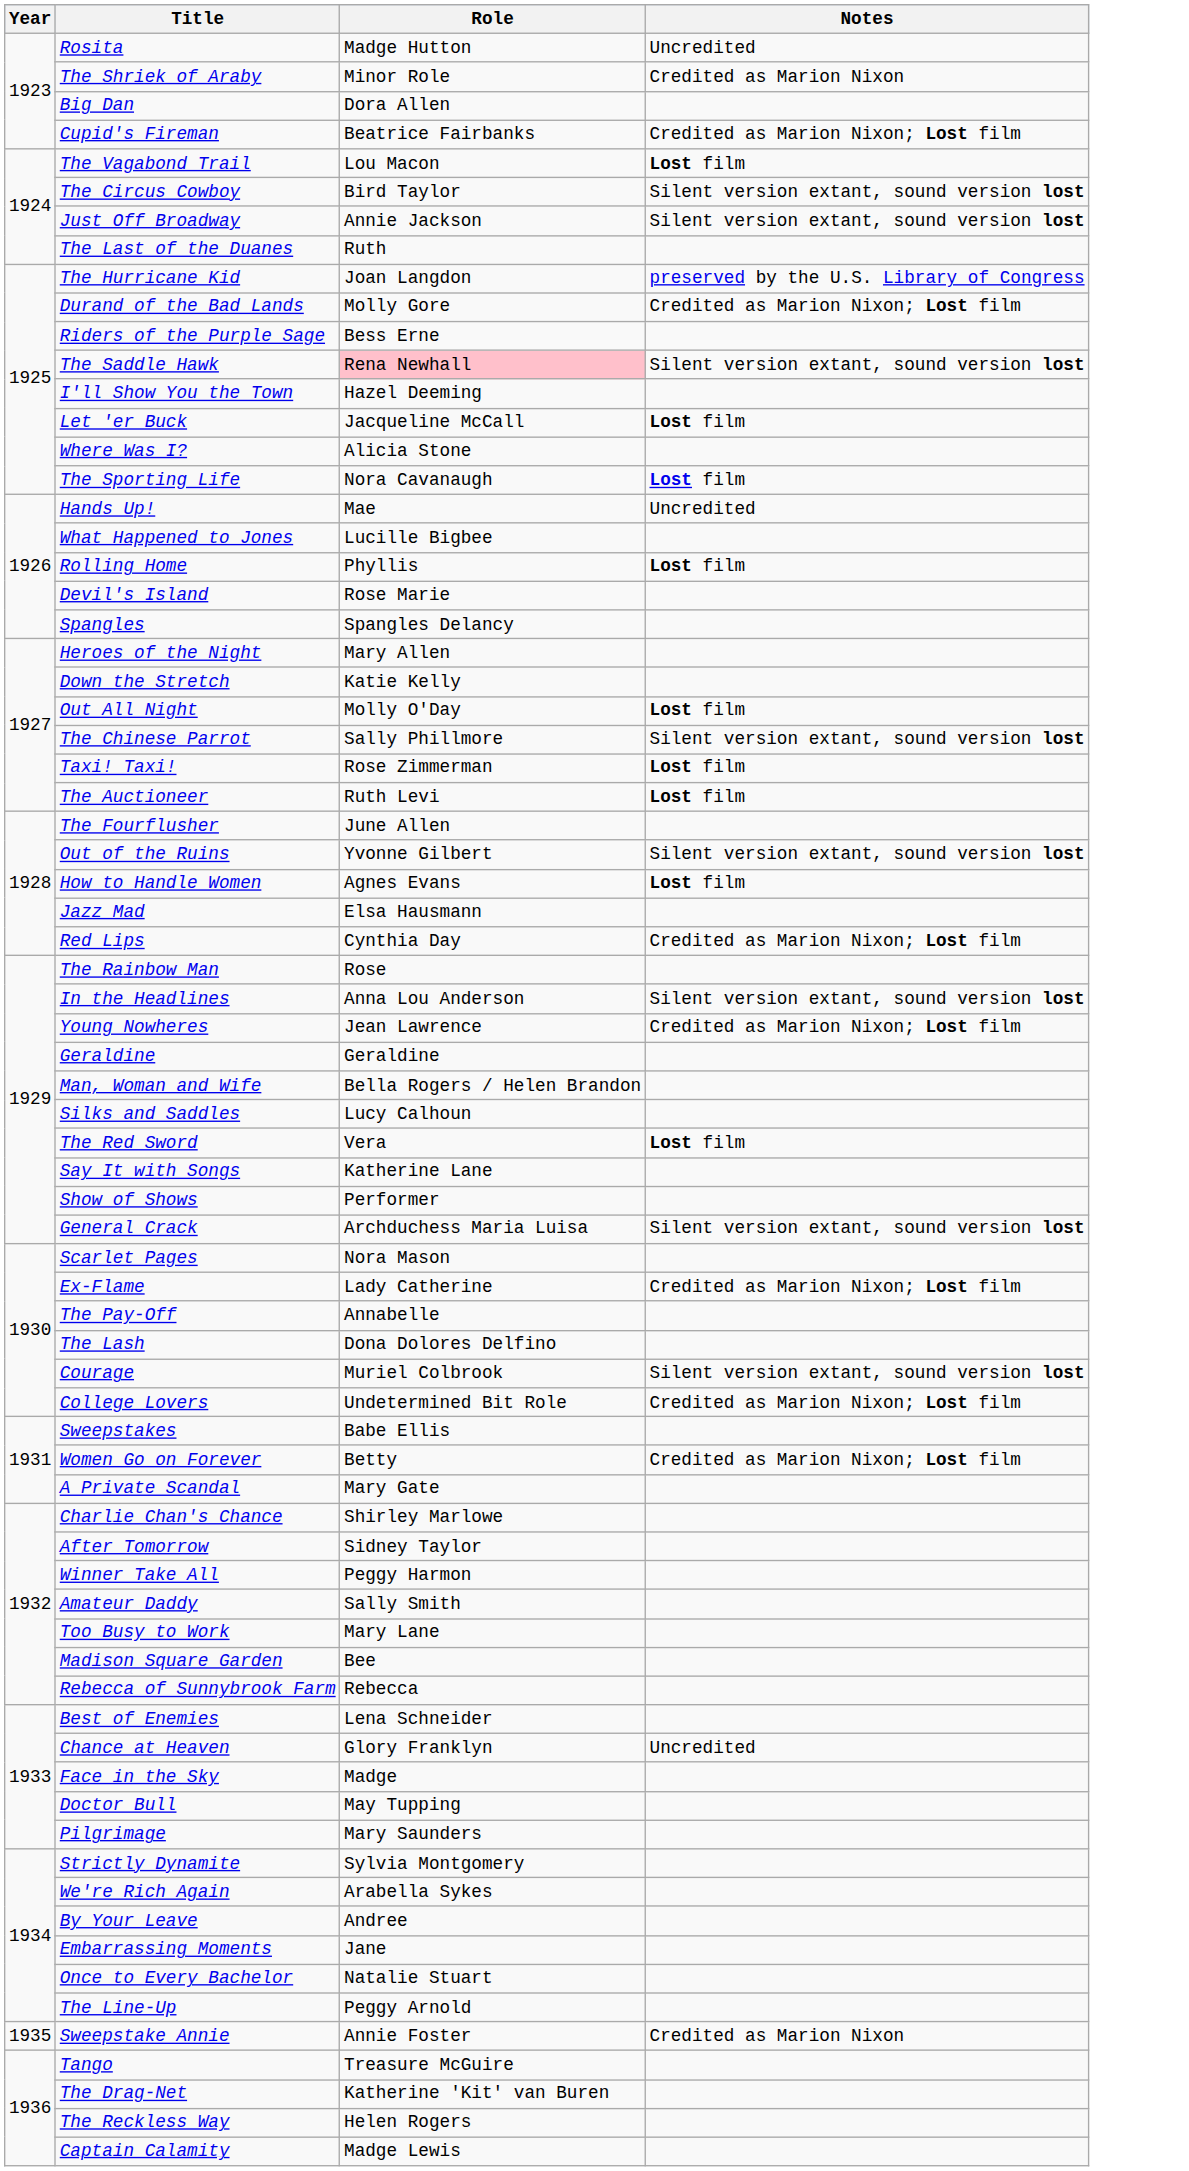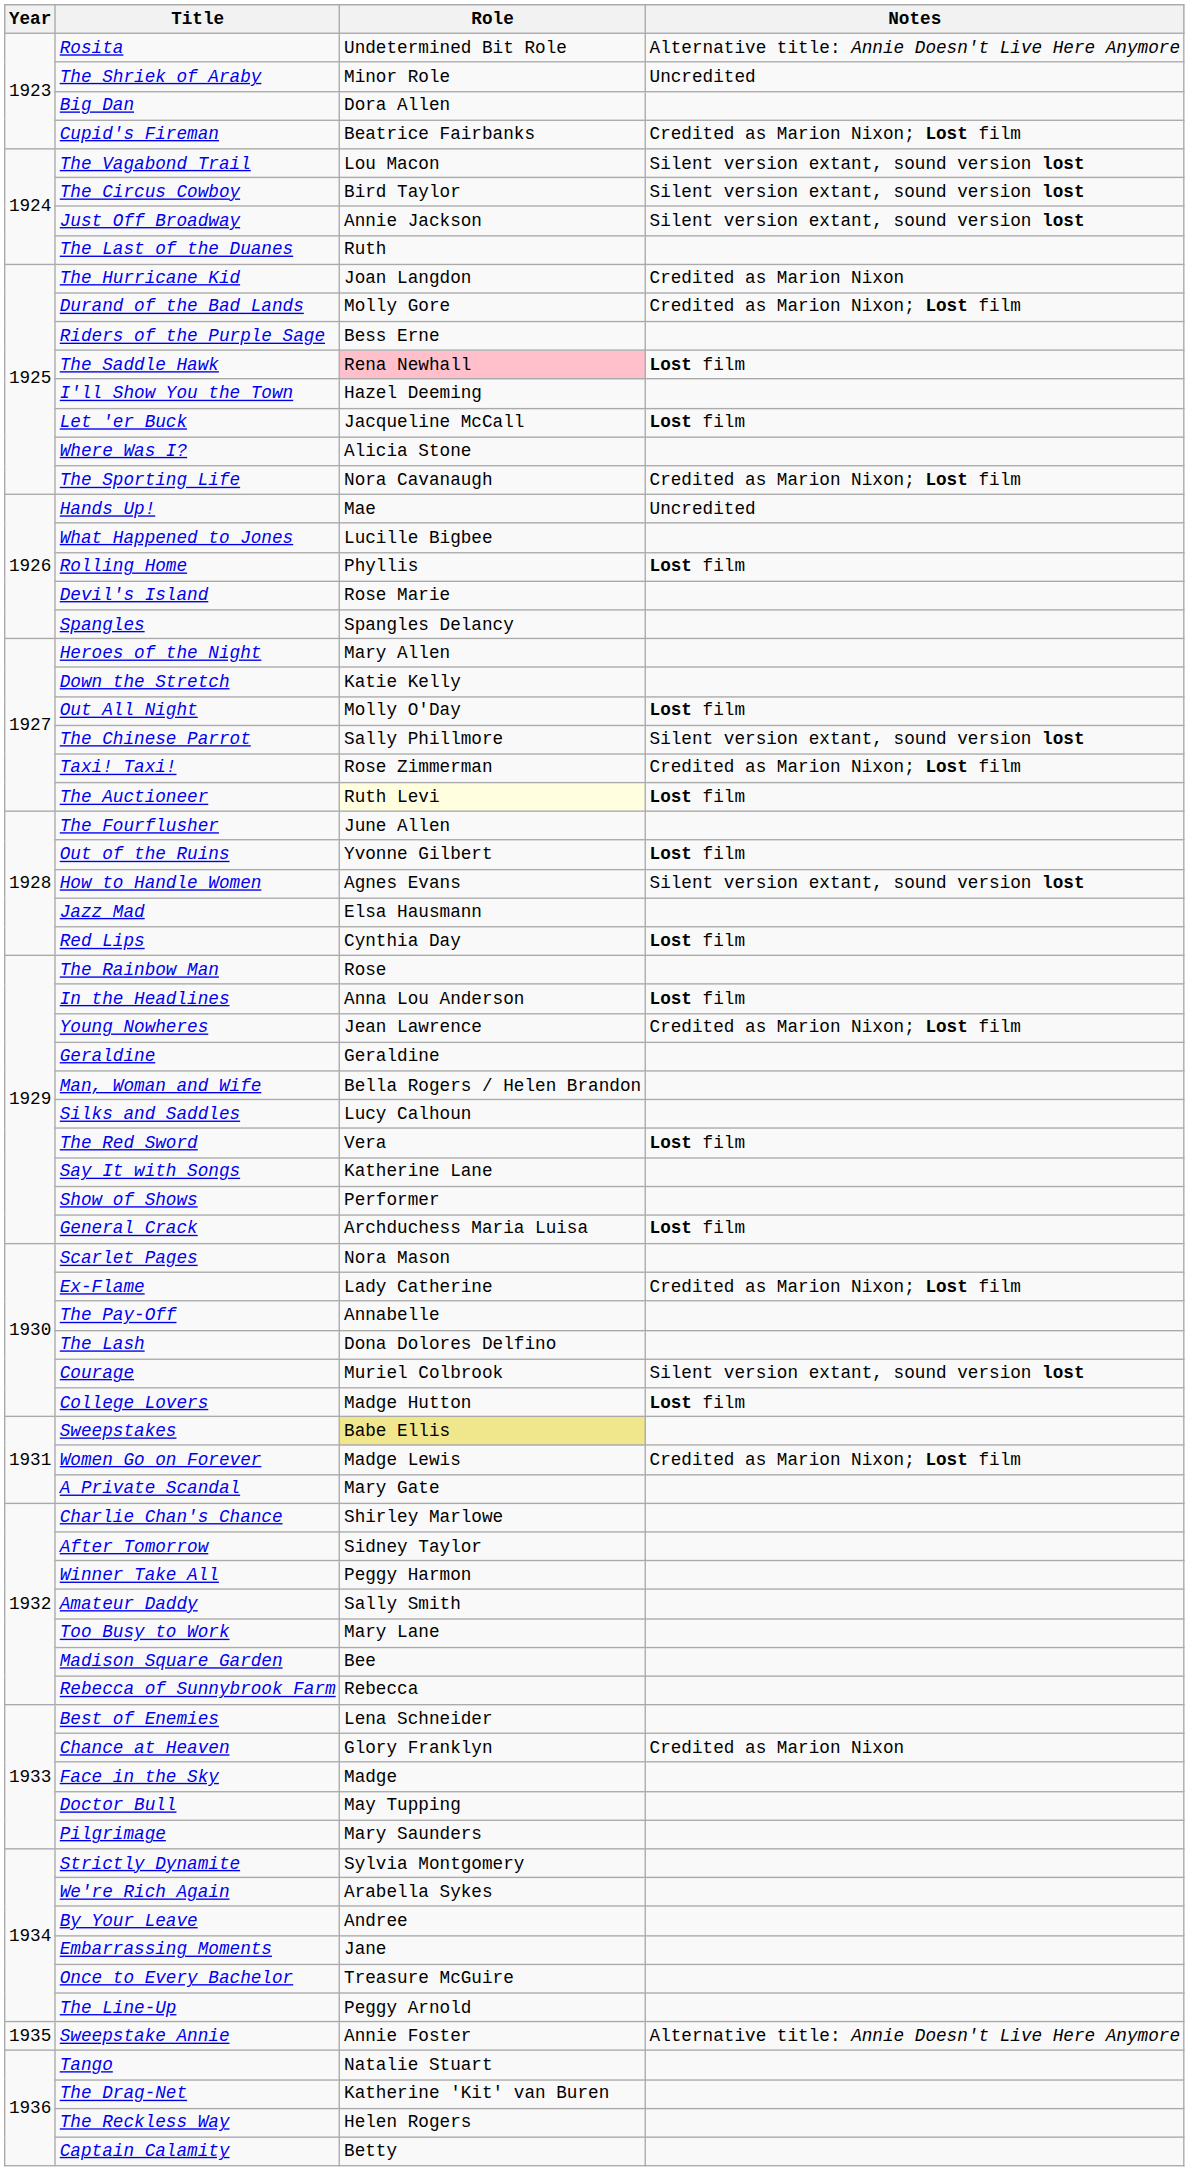(408, 48) Madge Hutton -> (455, 48) Undetermined Bit Role
(703, 48) Uncredited -> (915, 48) Alternative title: Annie Doesn't Live Here Anymore
(777, 77) Credited as Marion Nixon -> (703, 77) Uncredited
(697, 163) Lost film -> (867, 163) Silent version extant, sound version lost
(867, 278) preserved by the U.S. Library of Congress -> (777, 278) Credited as Marion Nixon
(867, 365) Silent version extant, sound version lost -> (697, 365) Lost film
(697, 480) Lost film -> (835, 480) Credited as Marion Nixon; Lost film
(697, 768) Lost film -> (835, 768) Credited as Marion Nixon; Lost film
(392, 797) no background -> (392, 797) lightyellow background
(867, 855) Silent version extant, sound version lost -> (697, 855) Lost film
(697, 884) Lost film -> (867, 884) Silent version extant, sound version lost
(835, 941) Credited as Marion Nixon; Lost film -> (697, 941) Lost film
(867, 999) Silent version extant, sound version lost -> (697, 999) Lost film
(867, 1229) Silent version extant, sound version lost -> (697, 1229) Lost film
(455, 1402) Undetermined Bit Role -> (408, 1402) Madge Hutton
(835, 1402) Credited as Marion Nixon; Lost film -> (697, 1402) Lost film
(397, 1431) no background -> (397, 1431) khaki background
(371, 1460) Betty -> (402, 1460) Madge Lewis
(703, 1748) Uncredited -> (777, 1748) Credited as Marion Nixon
(418, 1979) Natalie Stuart -> (429, 1979) Treasure McGuire
(777, 2036) Credited as Marion Nixon -> (915, 2036) Alternative title: Annie Doesn't Live Here Anymore
(429, 2065) Treasure McGuire -> (418, 2065) Natalie Stuart
(402, 2151) Madge Lewis -> (371, 2151) Betty
